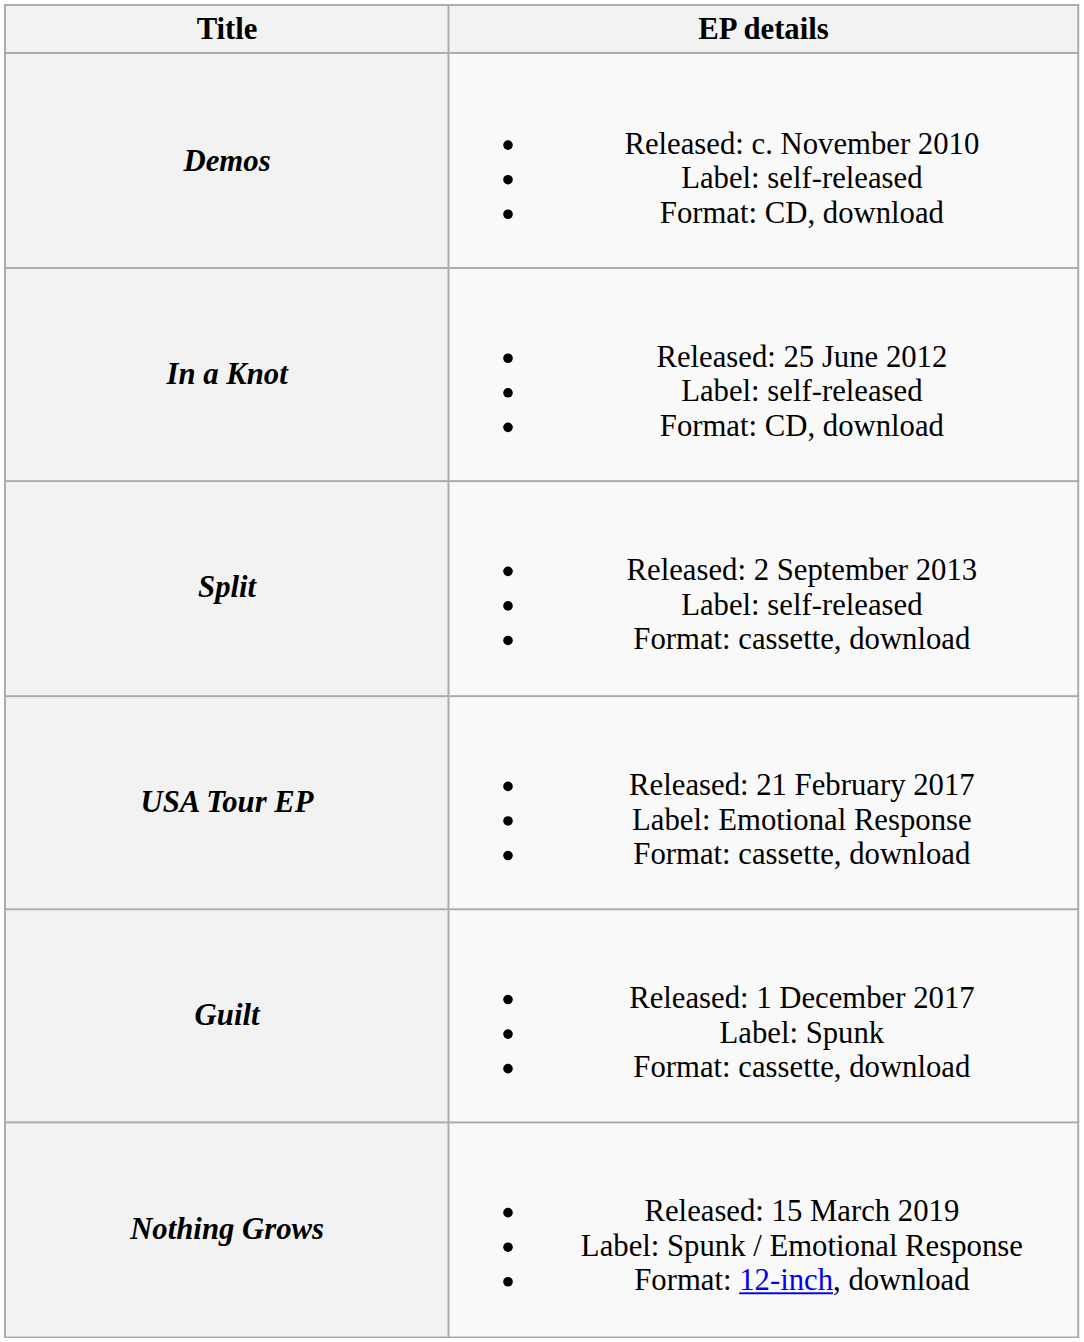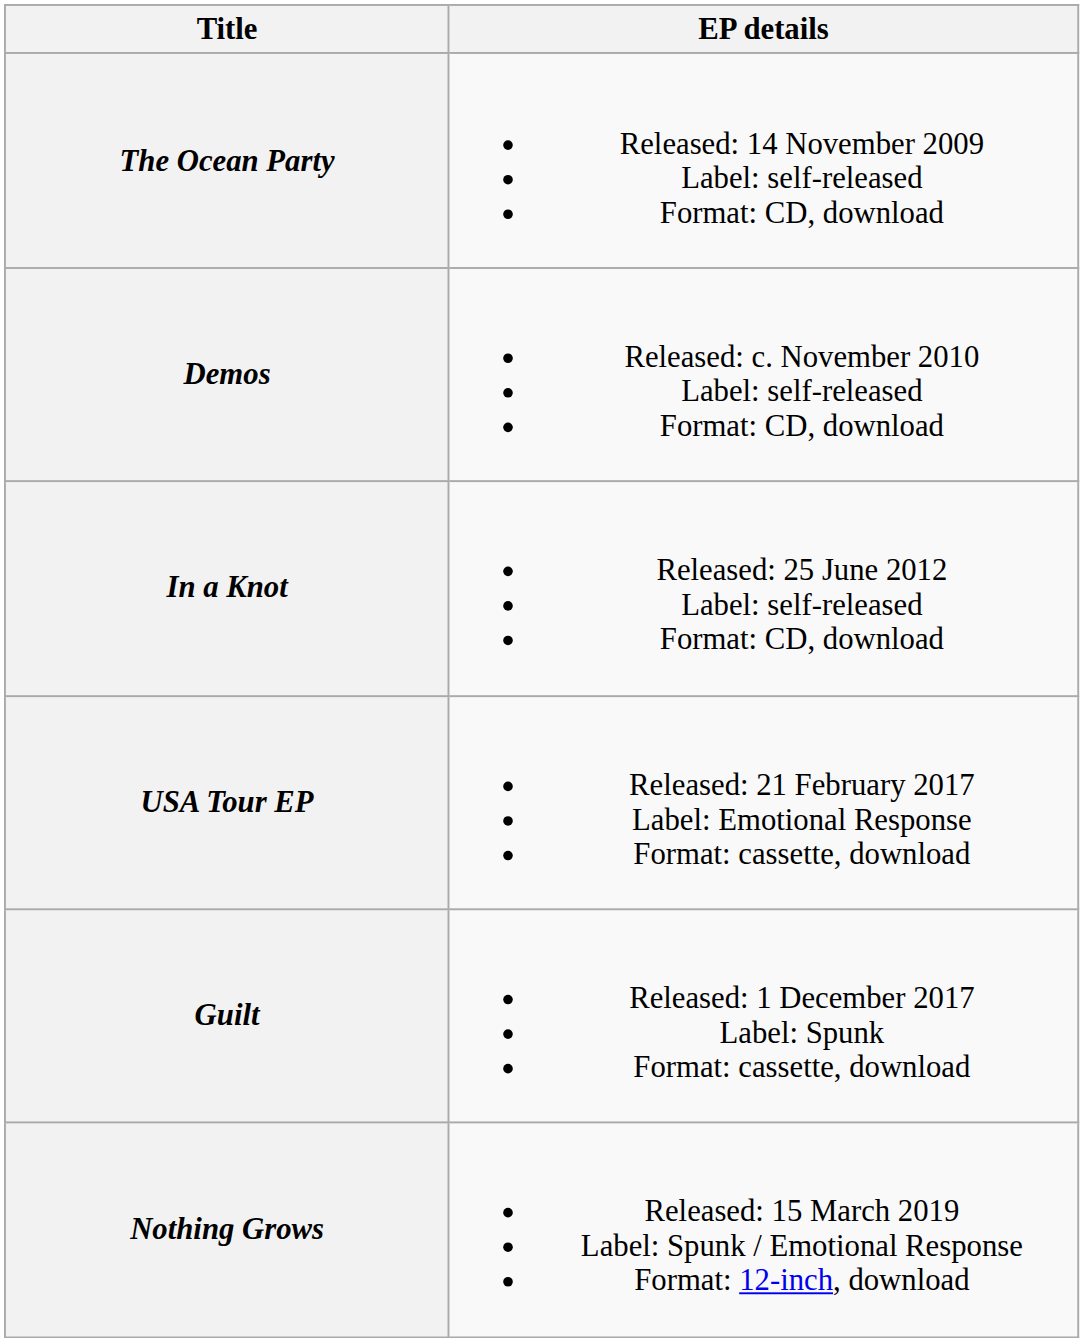+ row: (227, 160)
- row: (227, 587)
